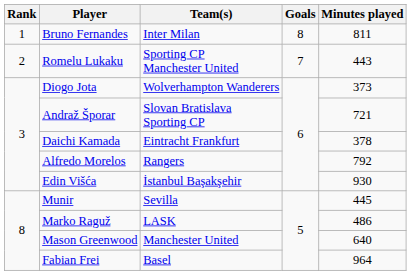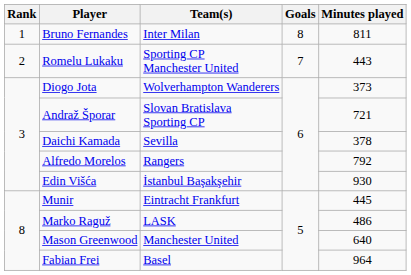(191, 141) Eintracht Frankfurt -> (161, 141) Sevilla
(161, 200) Sevilla -> (191, 200) Eintracht Frankfurt
